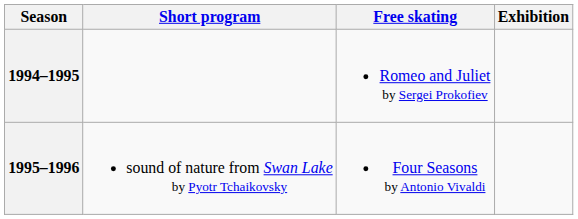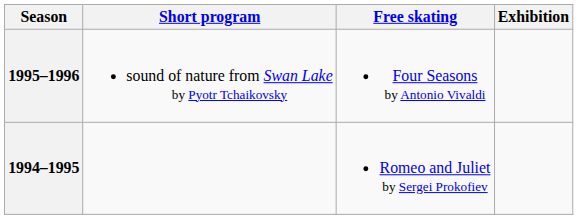rows swapped: (44, 75) <-> (44, 168)
